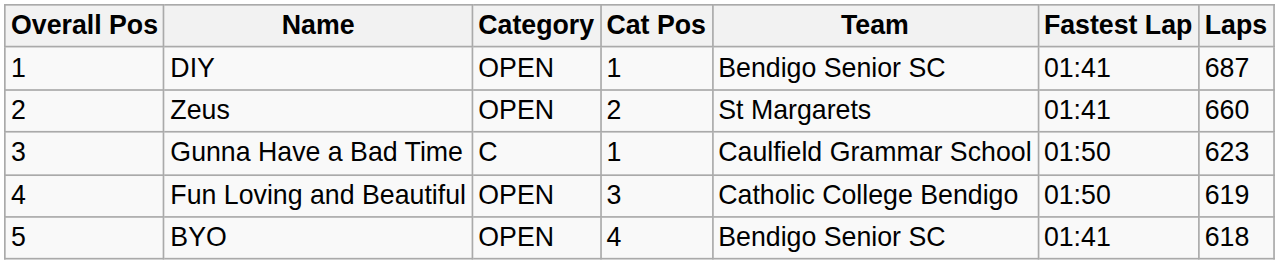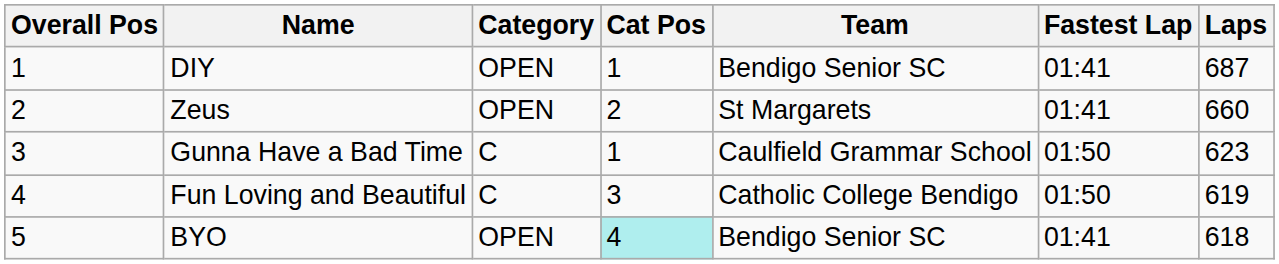(516, 195) OPEN -> (488, 195) C
(614, 237) no background -> (614, 237) paleturquoise background
